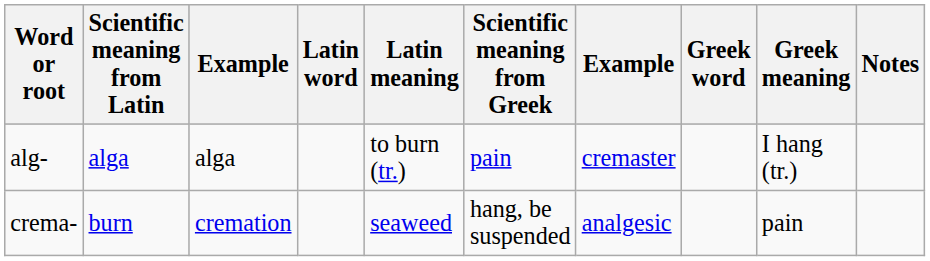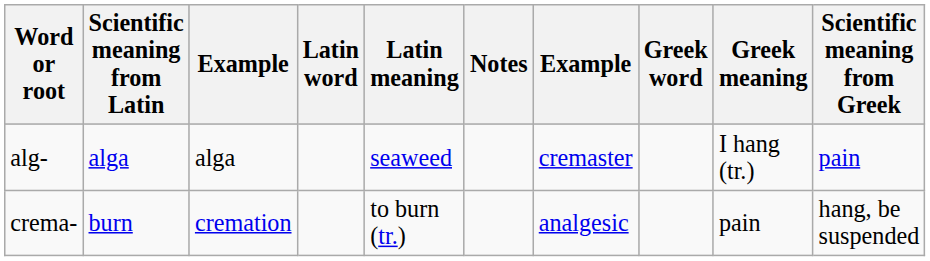columns swapped: (520, 64) <-> (890, 64)
(405, 157) to burn (tr.) -> (411, 157) seaweed
(411, 222) seaweed -> (405, 222) to burn (tr.)
